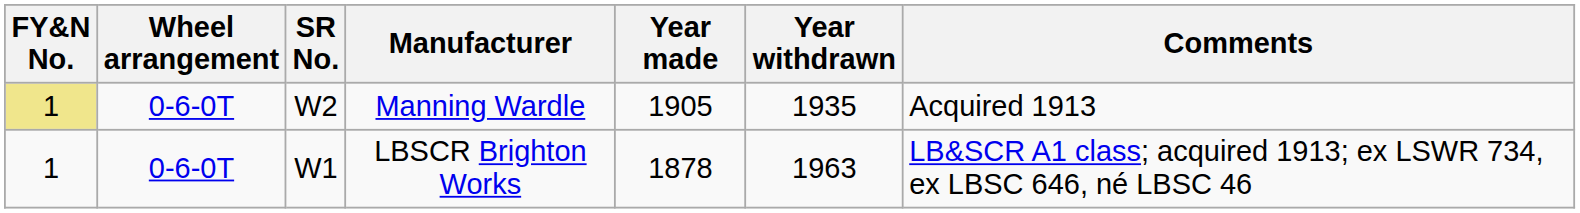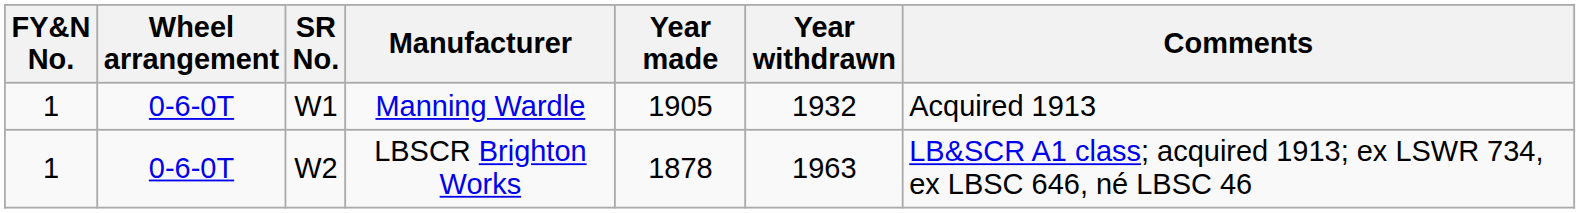(51, 105) khaki background -> (51, 105) no background
(316, 105) W2 -> (316, 105) W1
(824, 105) 1935 -> (824, 105) 1932
(316, 168) W1 -> (316, 168) W2
